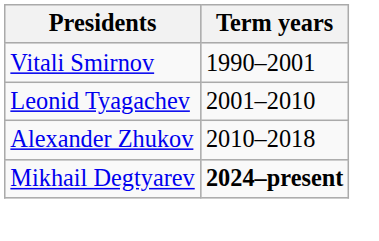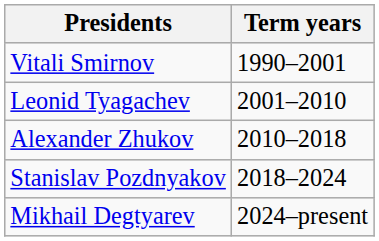+ row: (118, 178)
(275, 178) bold -> (303, 216) normal
